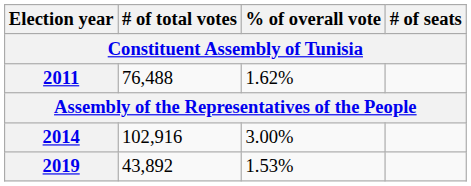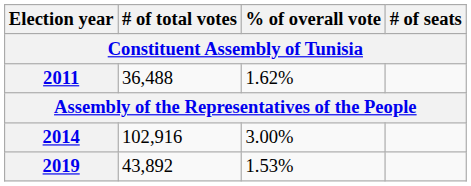(148, 78) 76,488 -> (148, 78) 36,488
